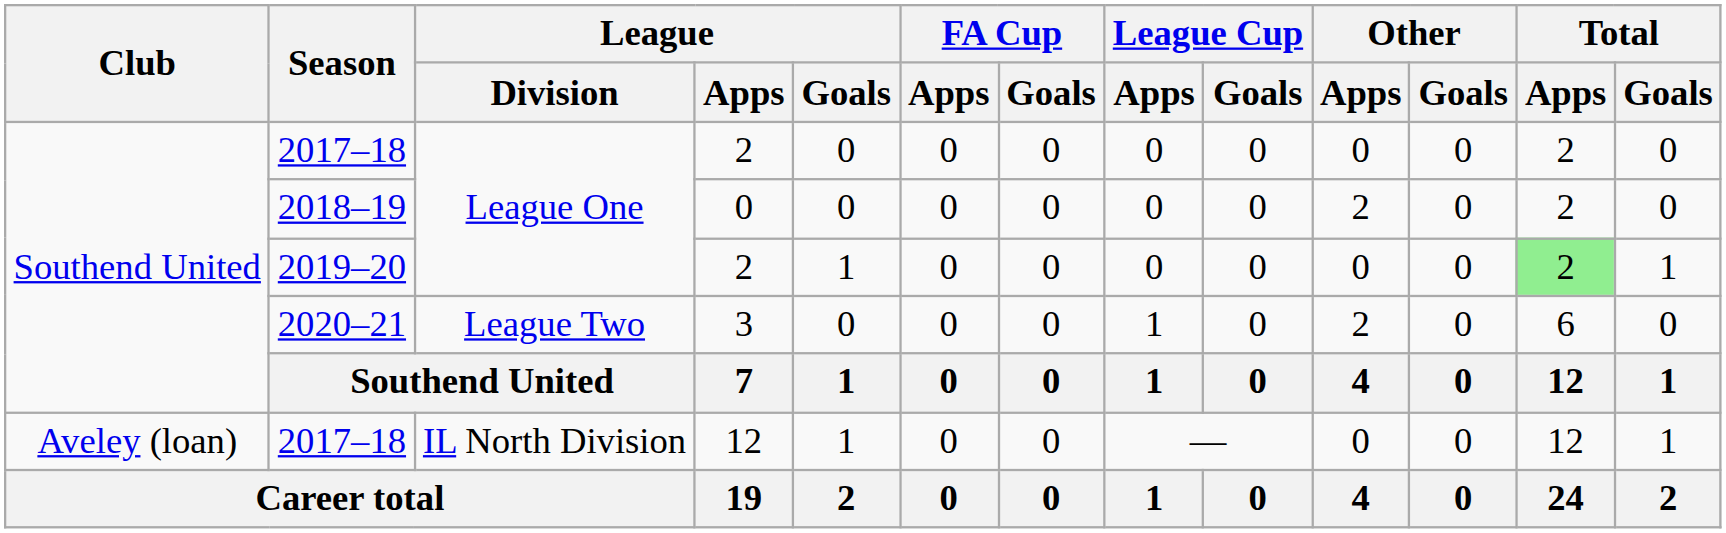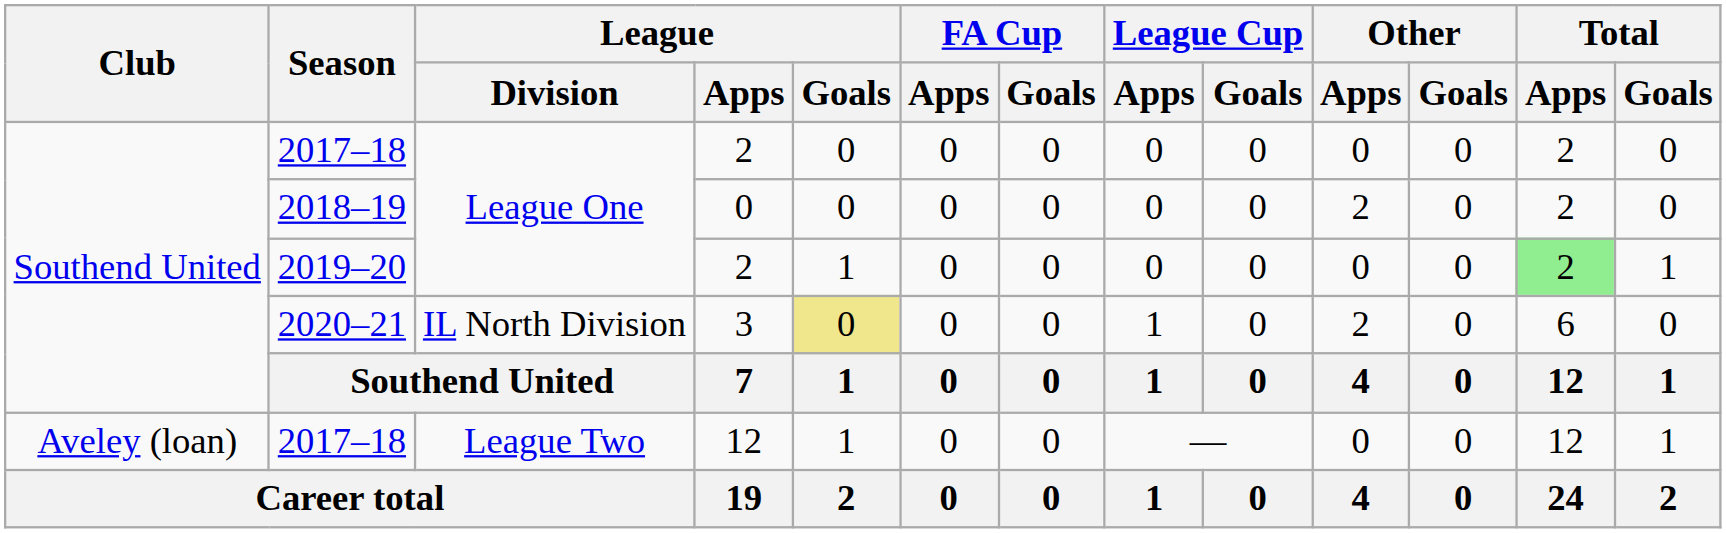(555, 324) League Two -> (555, 324) IL North Division
(846, 324) no background -> (846, 324) khaki background
(555, 440) IL North Division -> (555, 440) League Two
